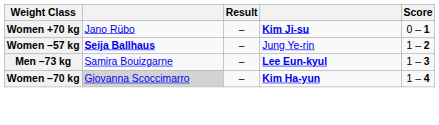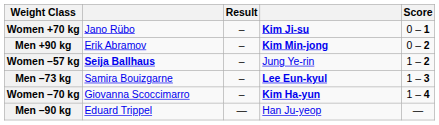+ row: (43, 45)
(137, 78) lightgrey background -> (137, 95) no background
+ row: (43, 111)
